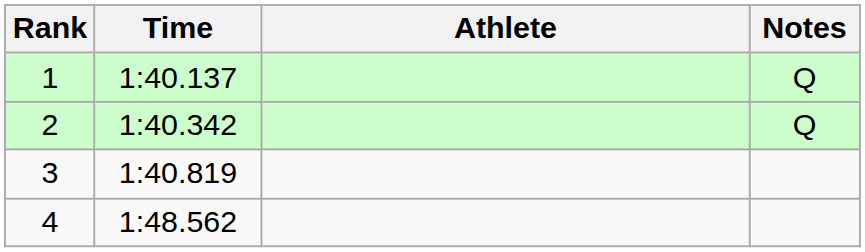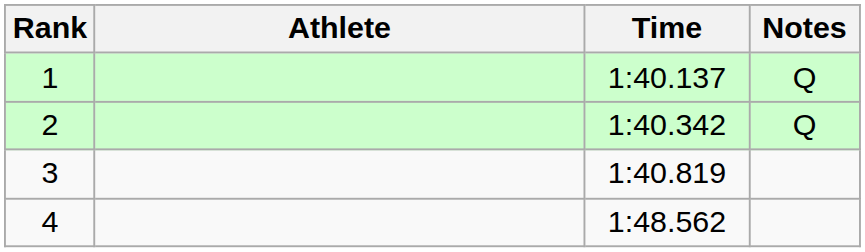columns swapped: (505, 28) <-> (178, 28)
